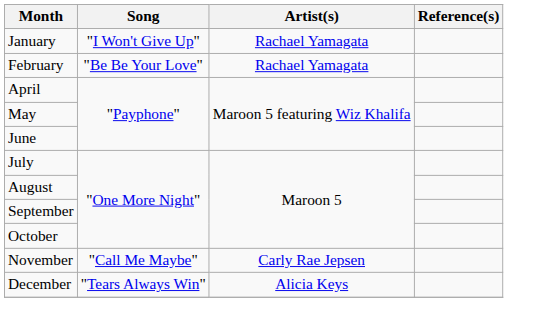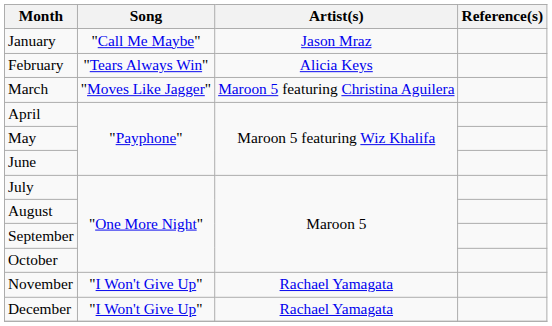(143, 41) "I Won't Give Up" -> (146, 41) "Call Me Maybe"
(312, 41) Rachael Yamagata -> (336, 41) Jason Mraz
(143, 65) "Be Be Your Love" -> (146, 65) "Tears Always Win"
(312, 65) Rachael Yamagata -> (336, 65) Alicia Keys
+ row: (28, 89)
(143, 260) "Call Me Maybe" -> (146, 284) "I Won't Give Up"
(312, 260) Carly Rae Jepsen -> (336, 284) Rachael Yamagata
(143, 284) "Tears Always Win" -> (146, 308) "I Won't Give Up"
(312, 284) Alicia Keys -> (336, 308) Rachael Yamagata
